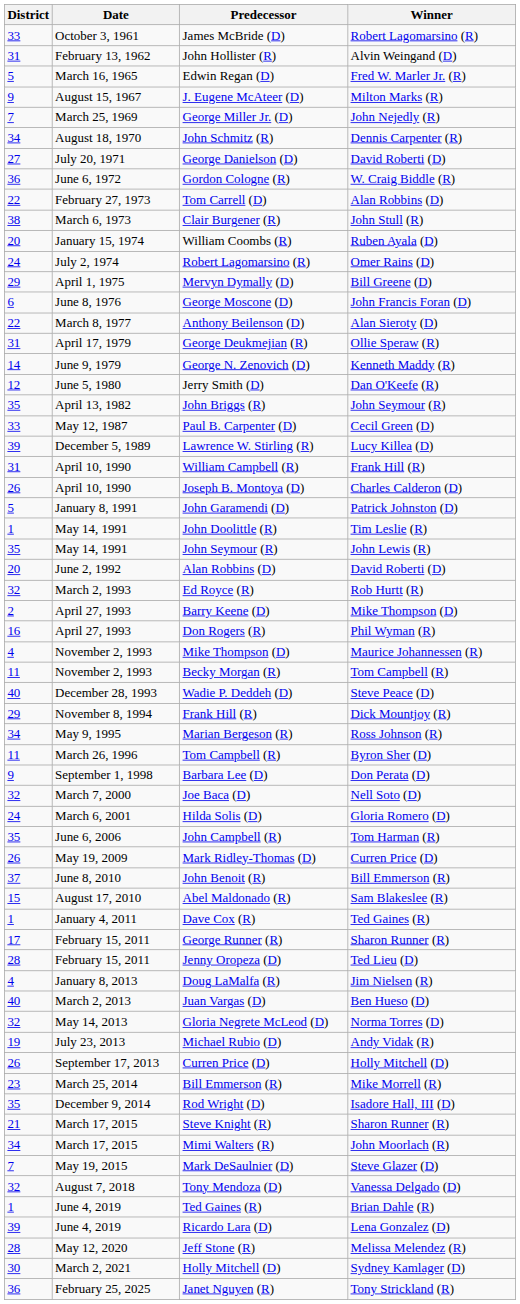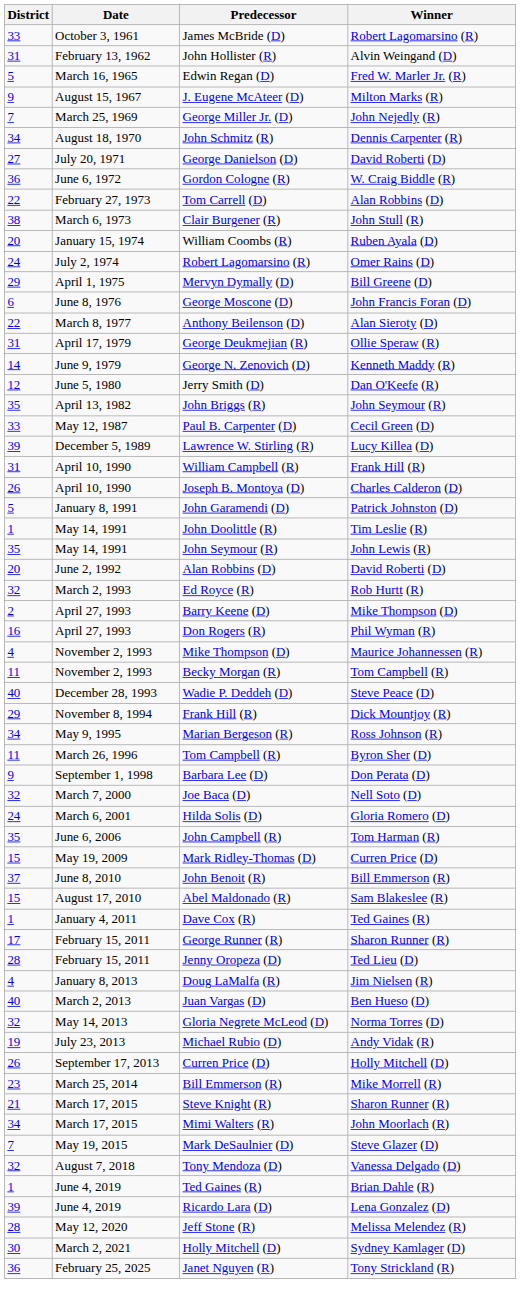(14, 857) 26 -> (14, 857) 15
- row: (224, 1104)
